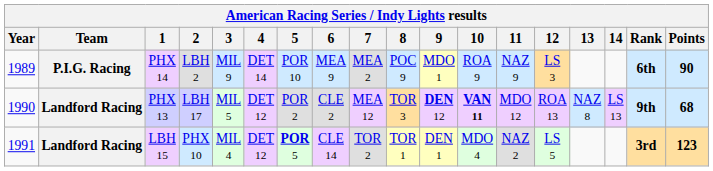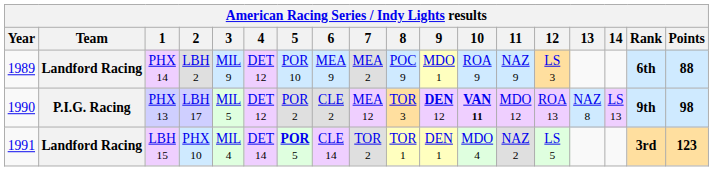(92, 69) P.I.G. Racing -> (92, 69) Landford Racing
(261, 69) DET 14 -> (261, 69) DET 12
(687, 69) 90 -> (687, 69) 88
(92, 108) Landford Racing -> (92, 108) P.I.G. Racing
(687, 108) 68 -> (687, 108) 98
(261, 146) DET 12 -> (261, 146) DET 14
